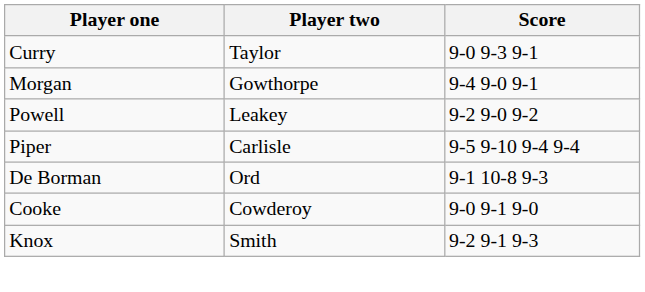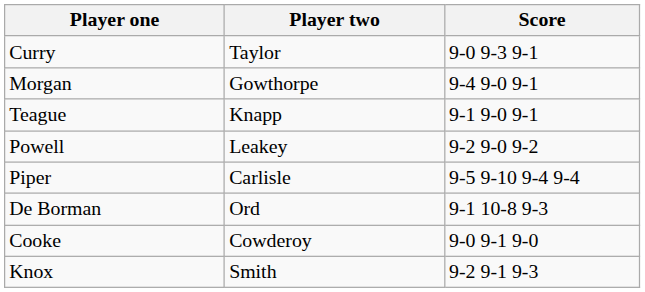+ row: (38, 114)
